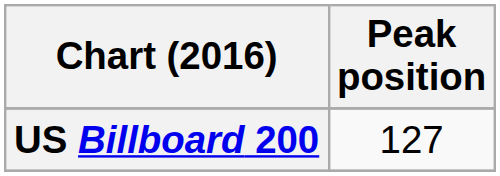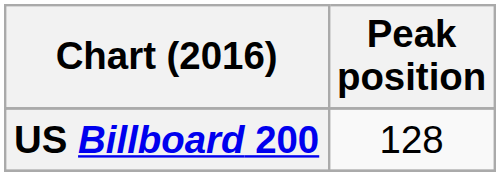(412, 139) 127 -> (412, 139) 128
